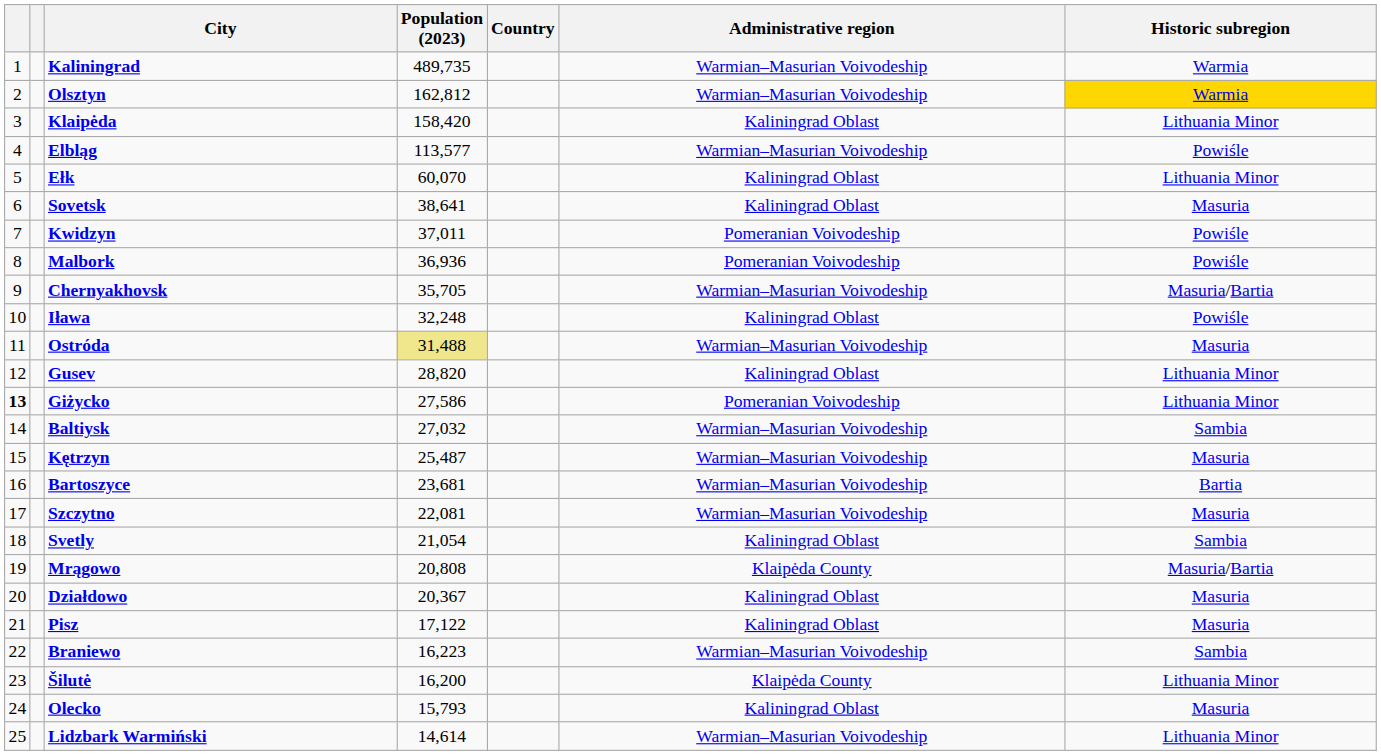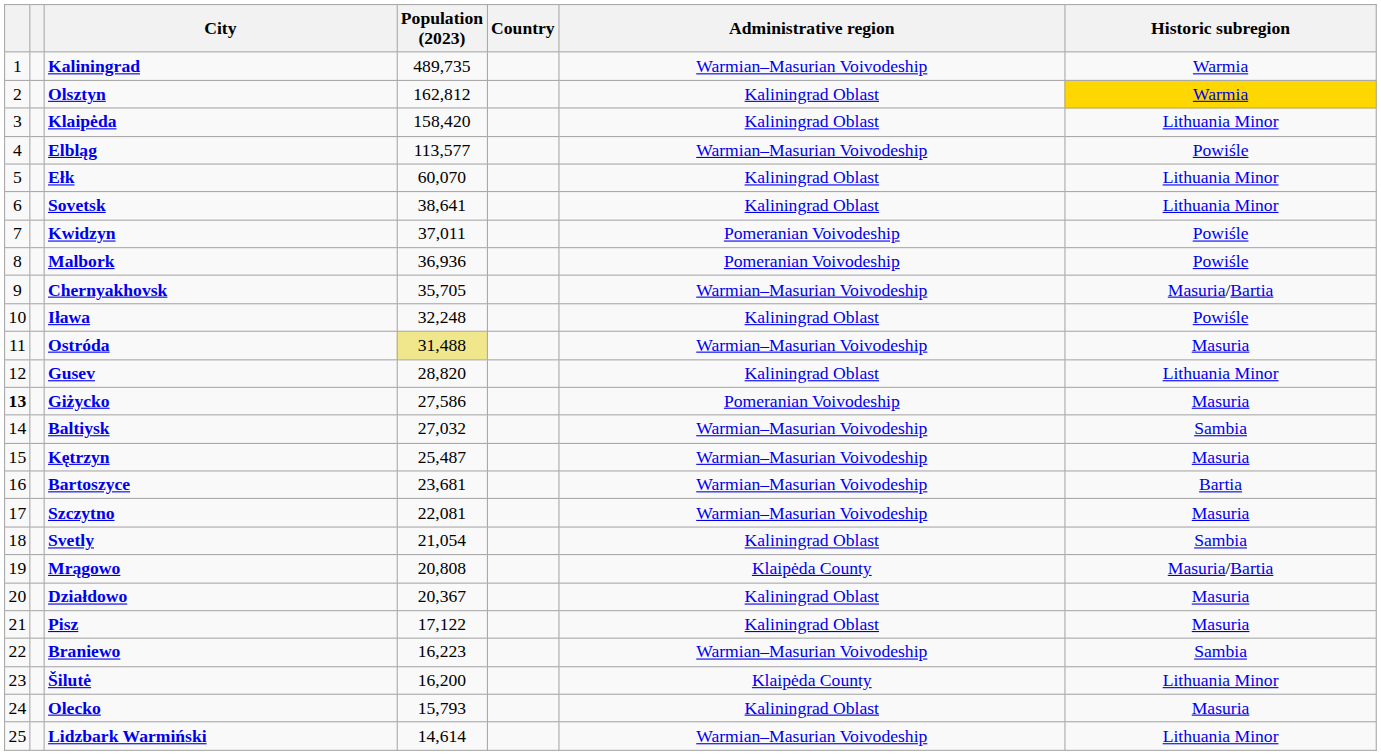(812, 94) Warmian–Masurian Voivodeship -> (812, 94) Kaliningrad Oblast
(1221, 205) Masuria -> (1221, 205) Lithuania Minor
(1221, 401) Lithuania Minor -> (1221, 401) Masuria
